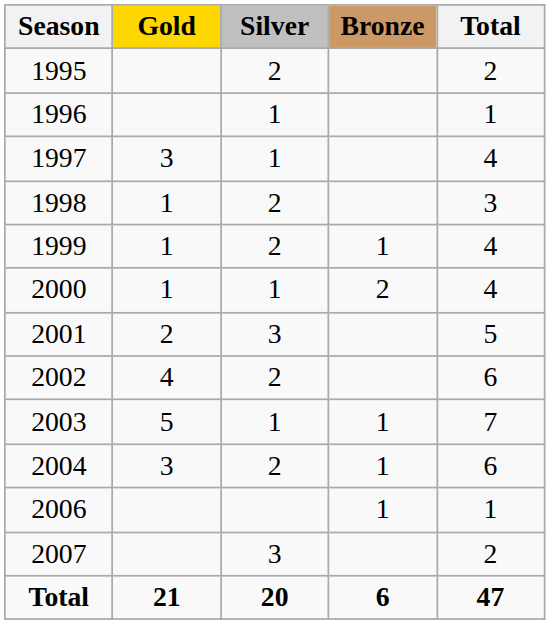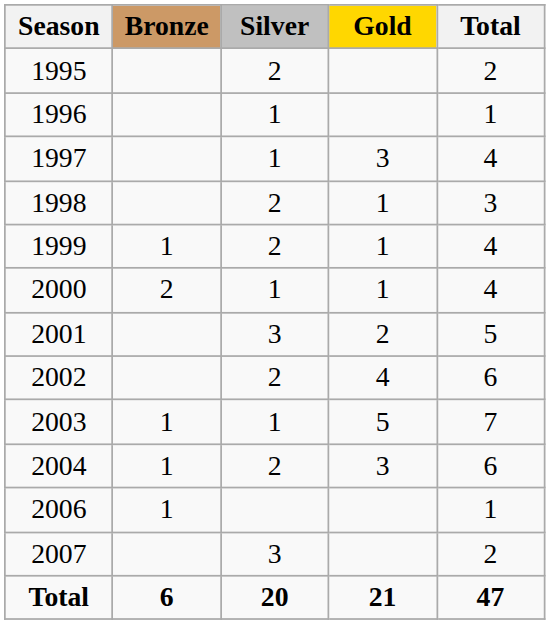columns swapped: (167, 26) <-> (383, 26)
